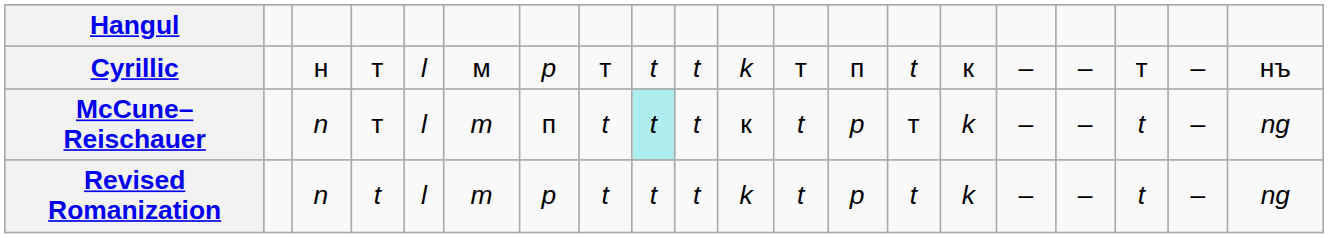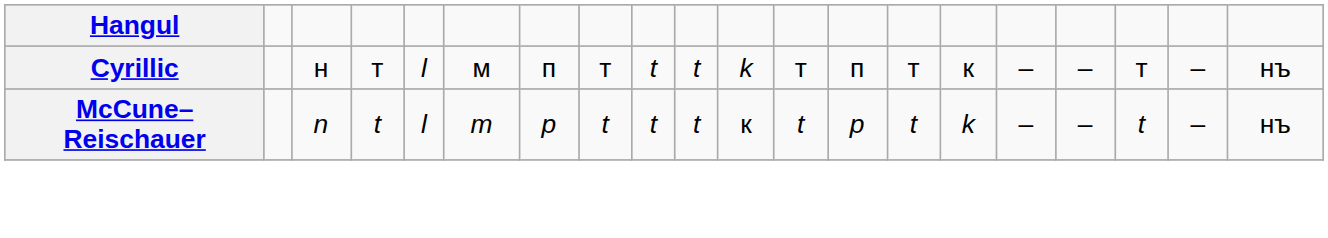(549, 67) p -> (549, 67) п
(914, 67) t -> (914, 67) т
(377, 124) т -> (377, 124) t
(549, 124) п -> (549, 124) p
(653, 124) paleturquoise background -> (653, 124) no background
(914, 124) т -> (914, 124) t
(1275, 124) ng -> (1275, 124) нъ
- row: (135, 195)
